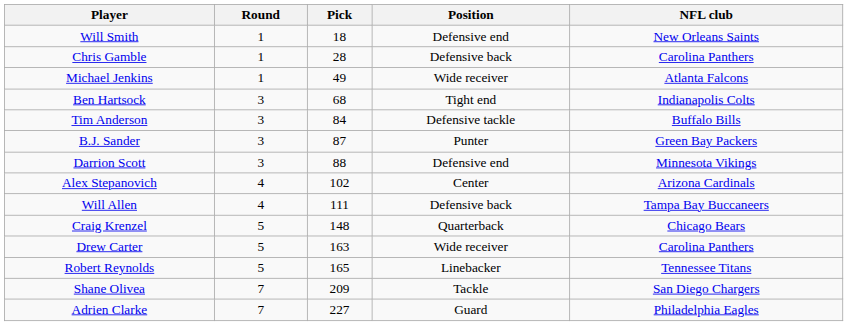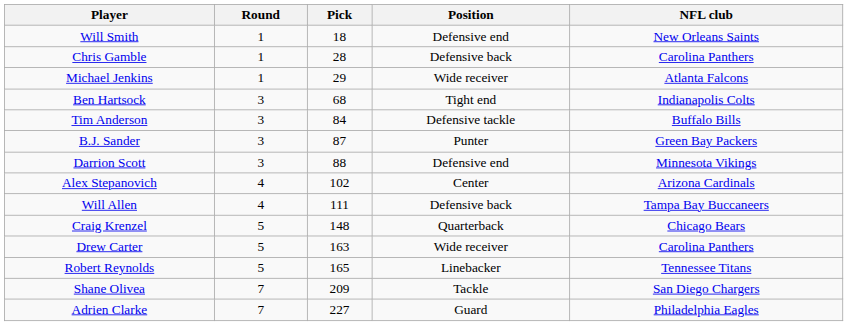(339, 78) 49 -> (339, 78) 29
